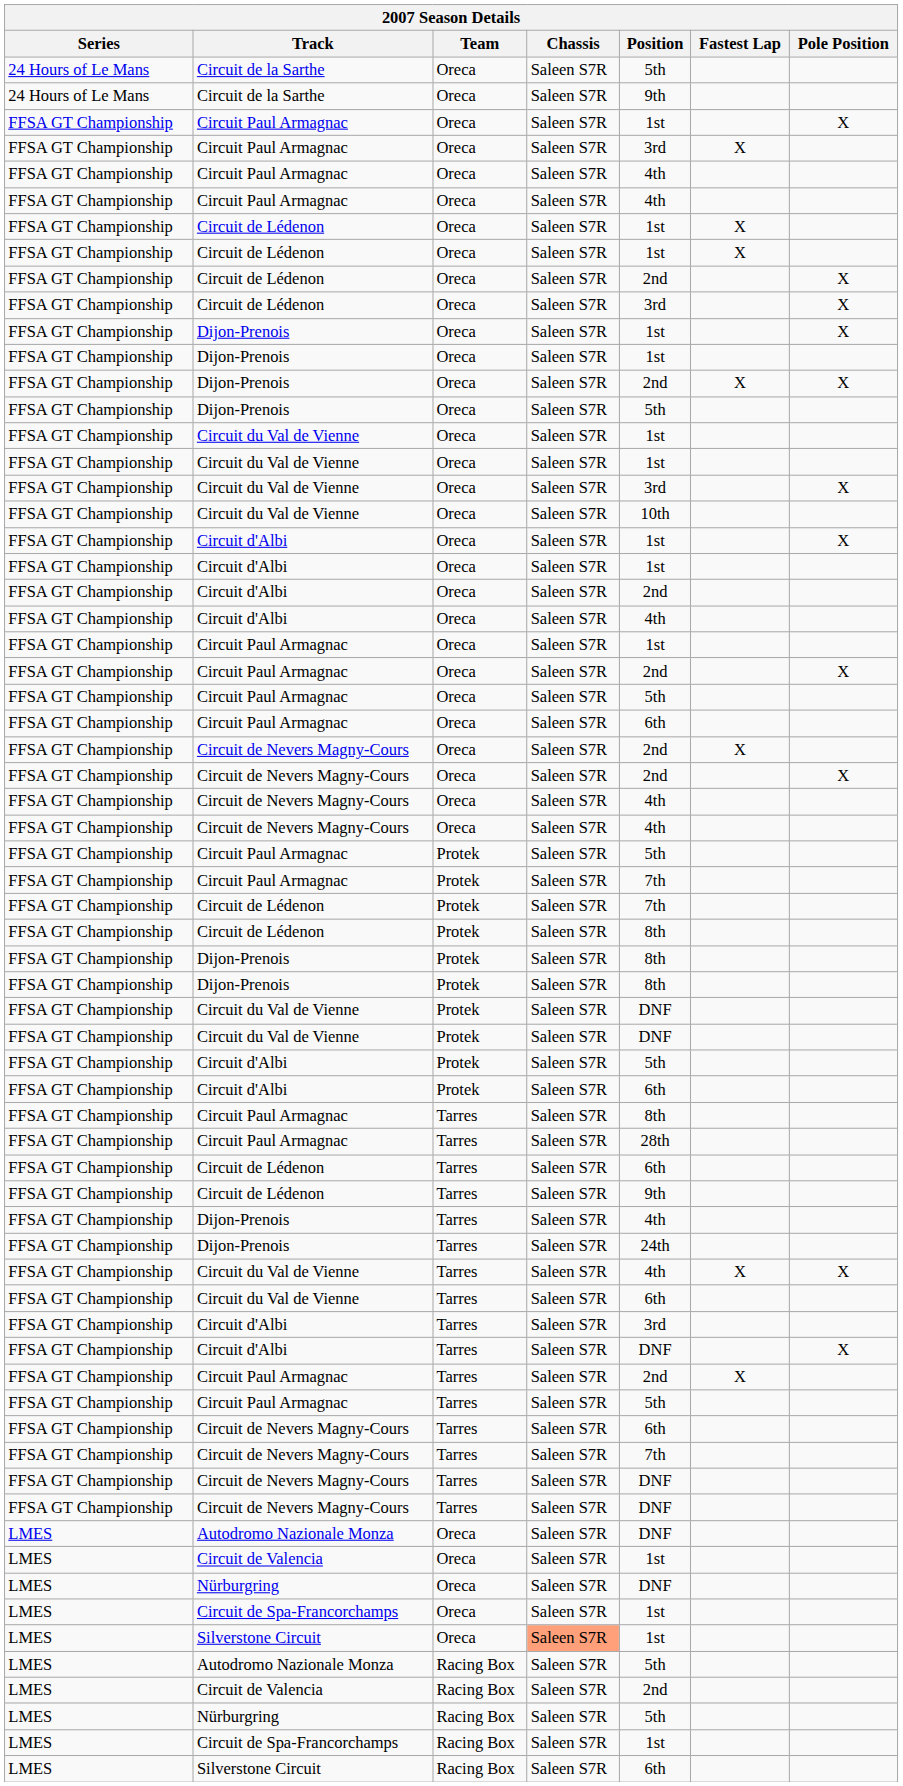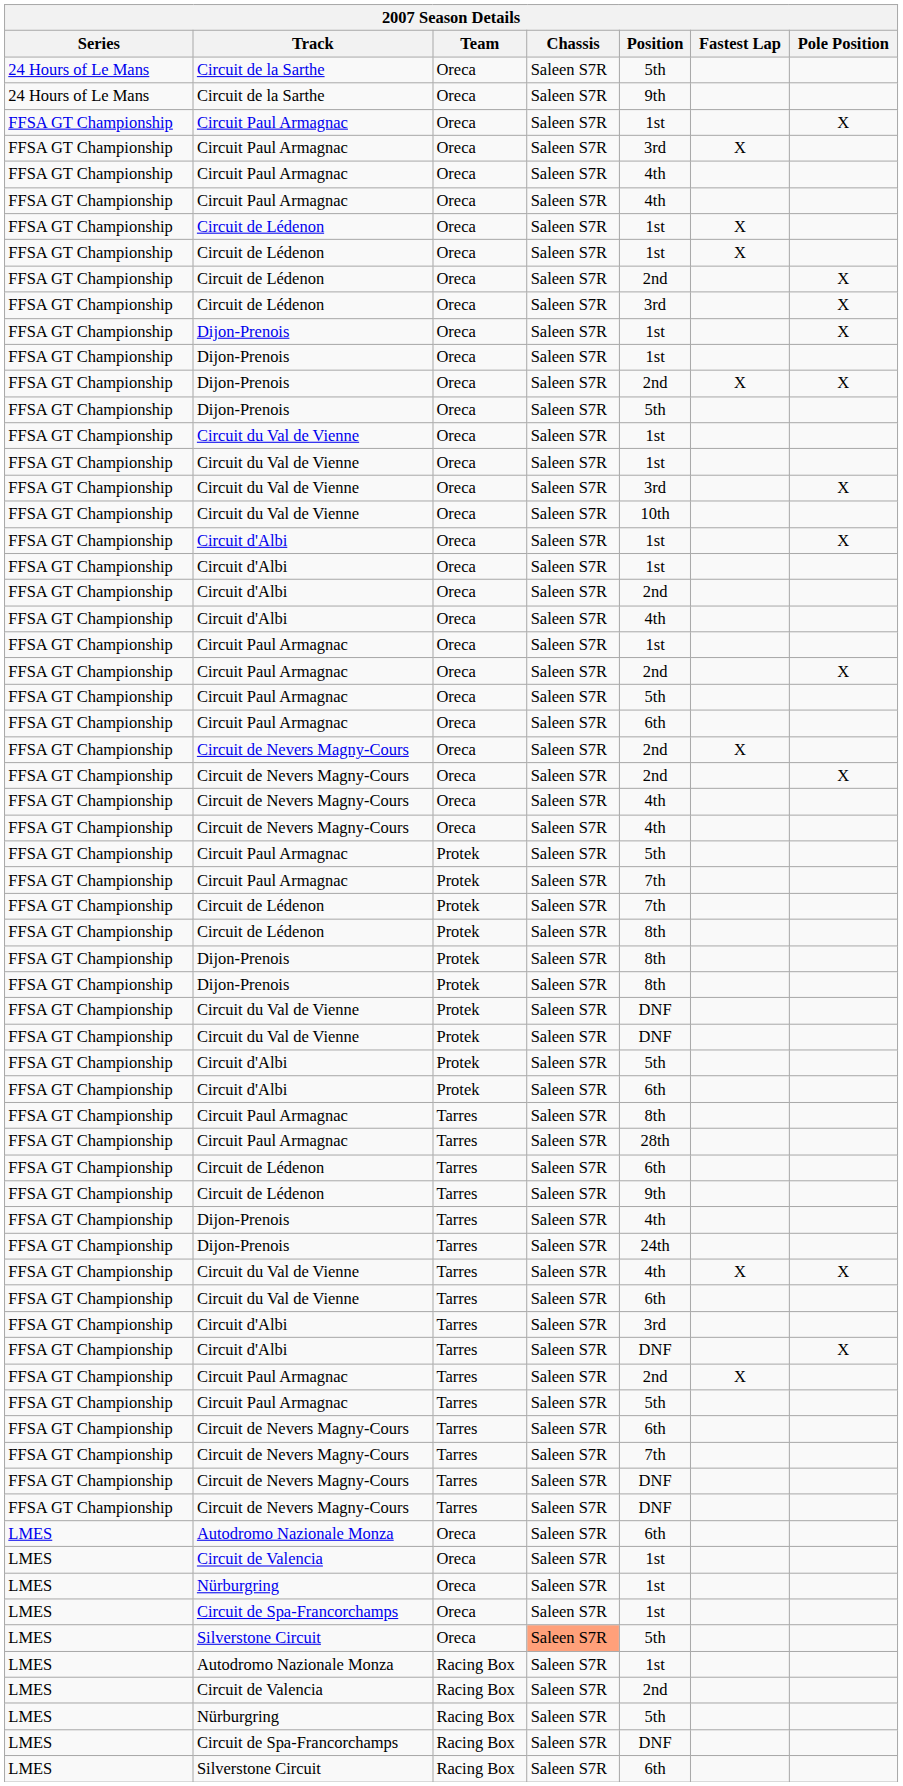(655, 1533) DNF -> (655, 1533) 6th
(655, 1585) DNF -> (655, 1585) 1st
(655, 1638) 1st -> (655, 1638) 5th
(655, 1664) 5th -> (655, 1664) 1st
(655, 1742) 1st -> (655, 1742) DNF
